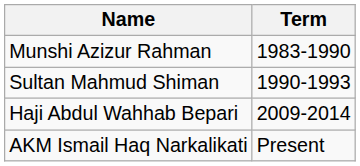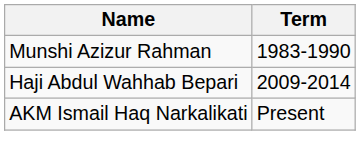- row: (114, 82)
